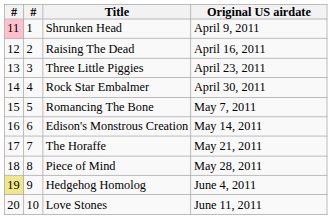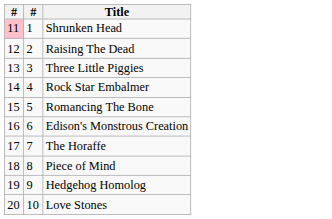- column: (259, 11)
(13, 185) khaki background -> (13, 185) no background
